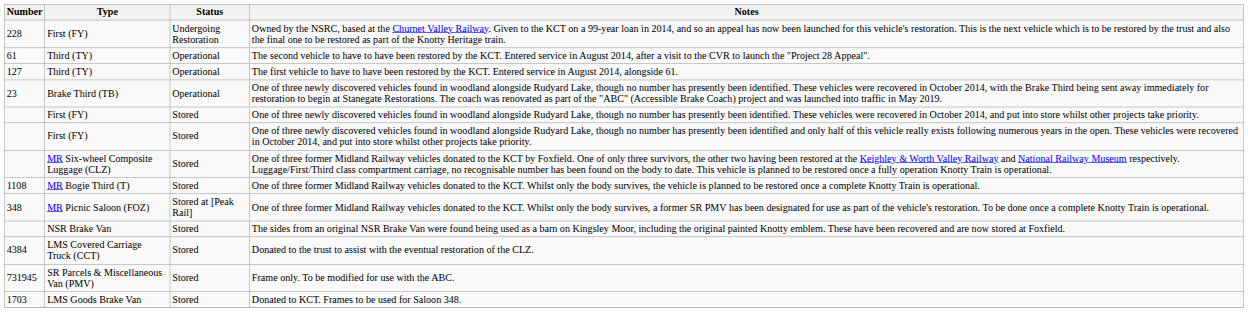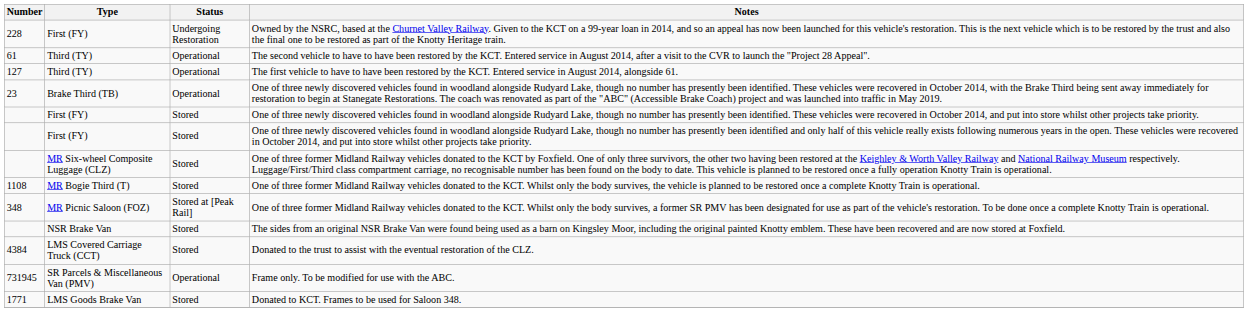(185, 278) Stored -> (196, 278) Operational
(17, 299) 1703 -> (17, 299) 1771
